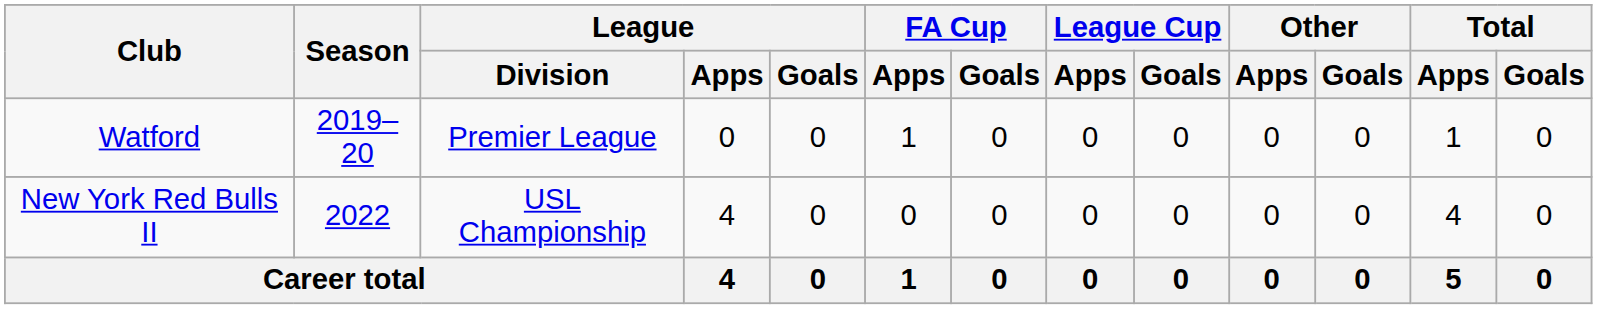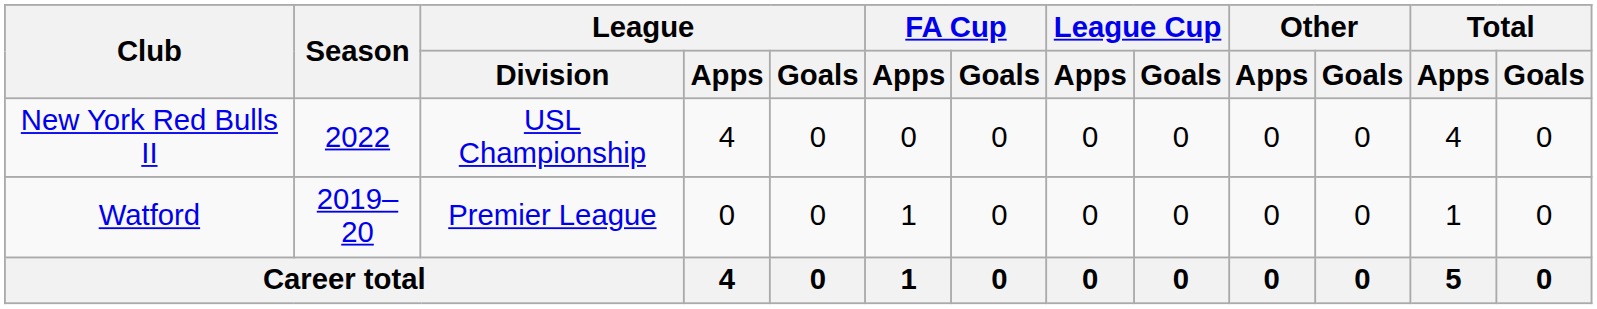rows swapped: (149, 137) <-> (149, 216)
